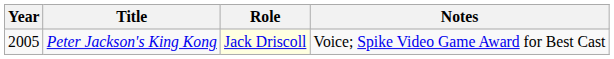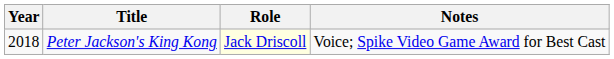(24, 41) 2005 -> (24, 41) 2018
